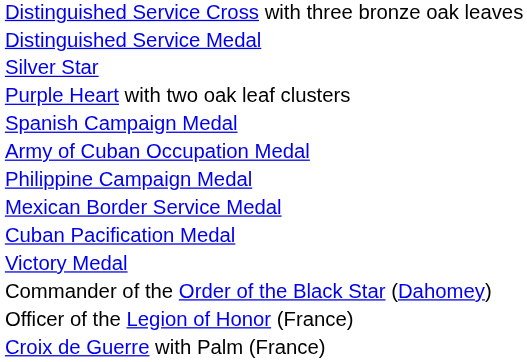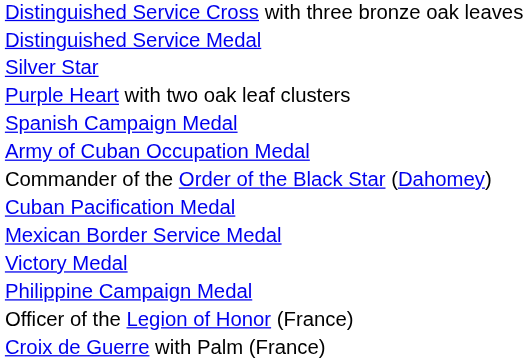rows swapped: (129, 179) <-> (248, 291)
rows swapped: (120, 235) <-> (143, 207)
